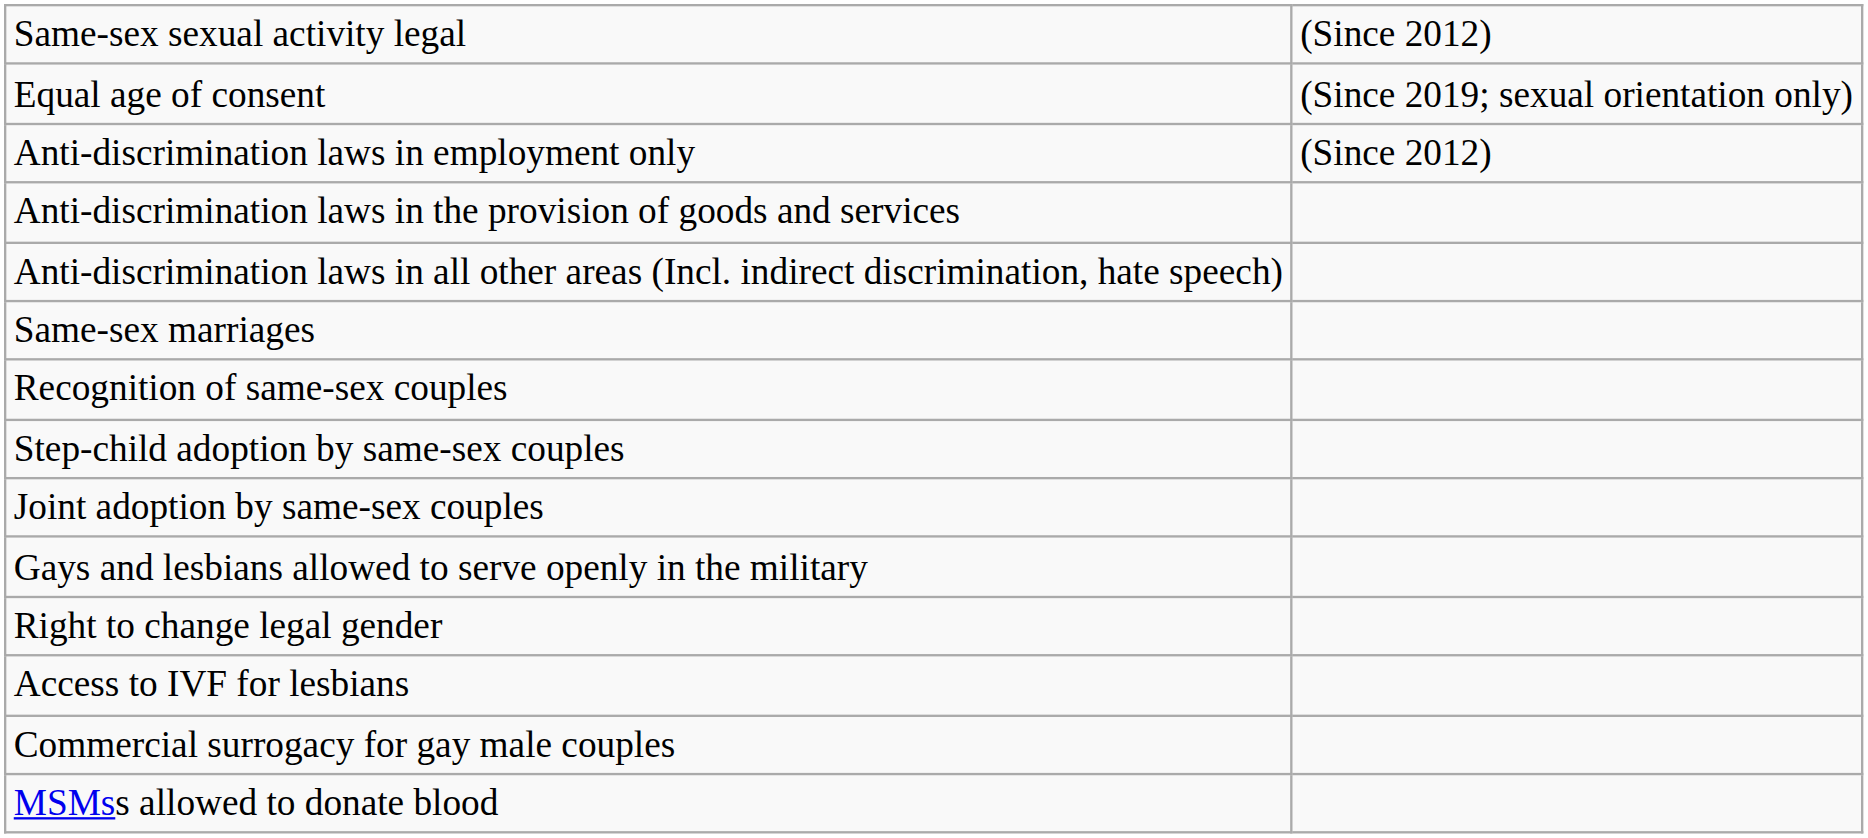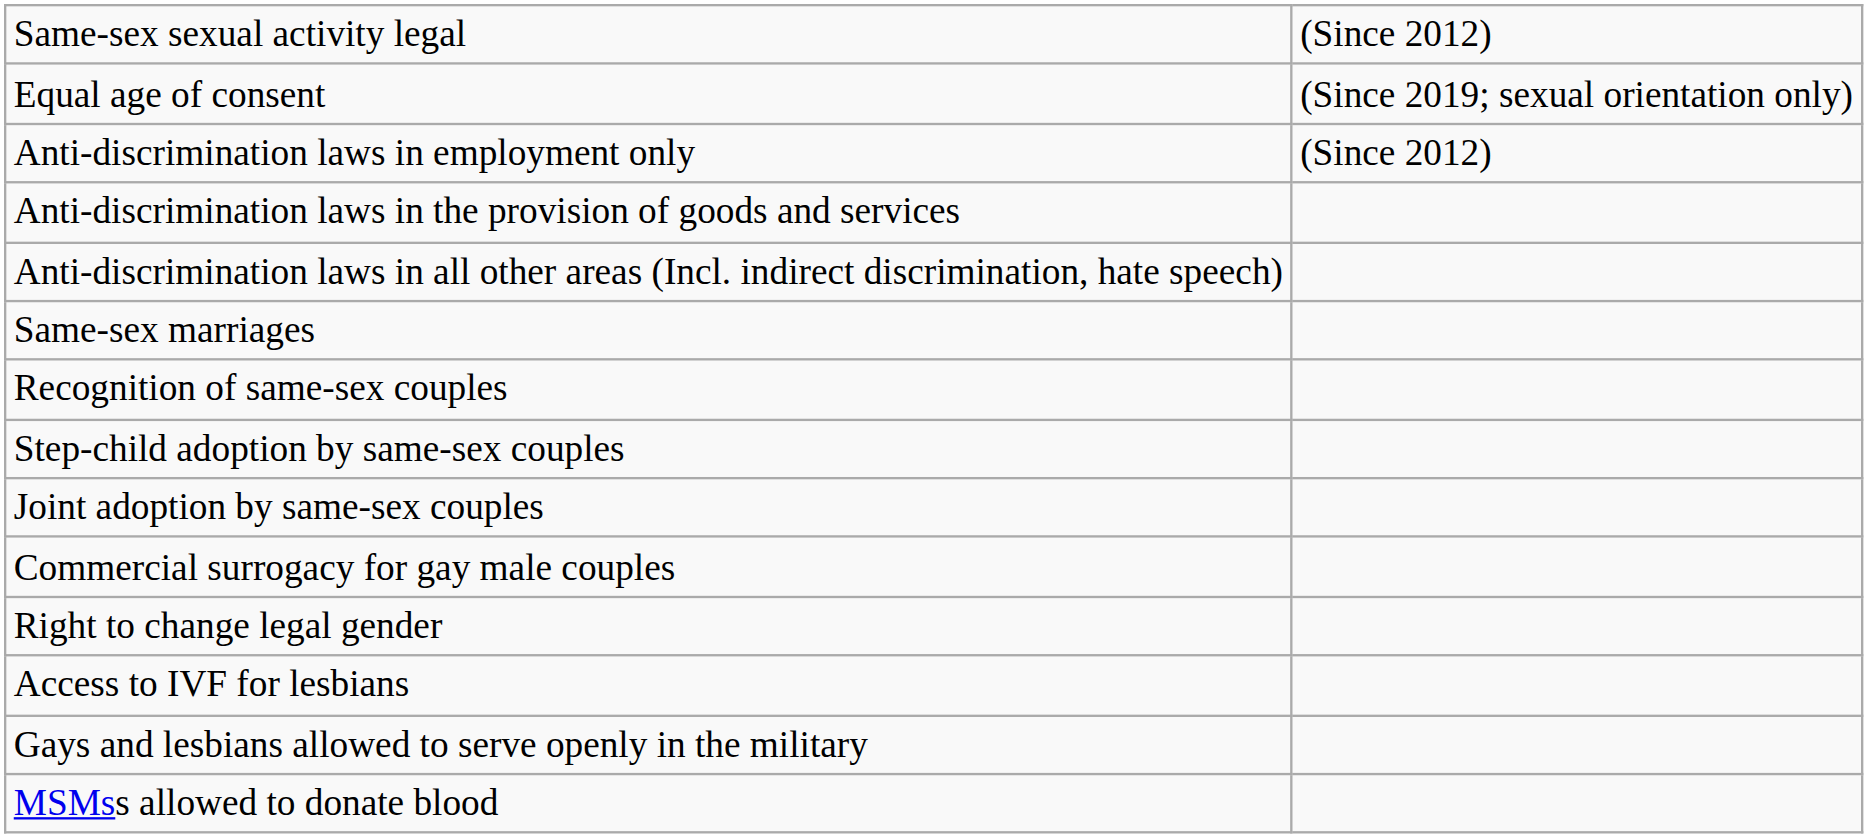rows swapped: (441, 566) <-> (345, 743)
